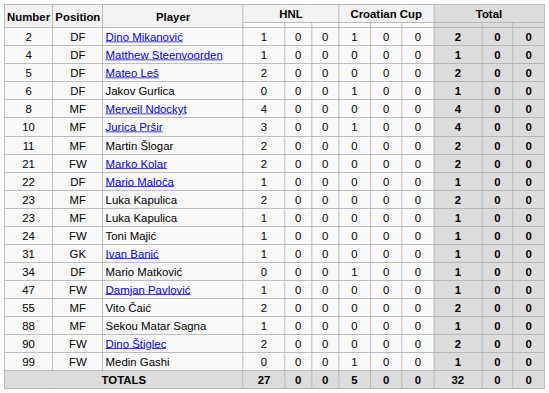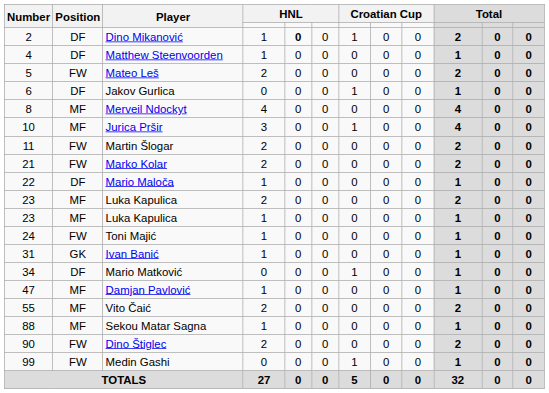(298, 37) normal -> (298, 37) bold
(78, 73) DF -> (78, 73) FW
(78, 145) MF -> (78, 145) FW
(78, 290) FW -> (78, 290) MF
